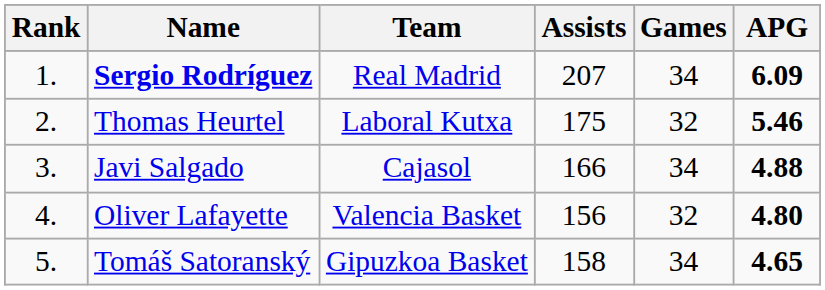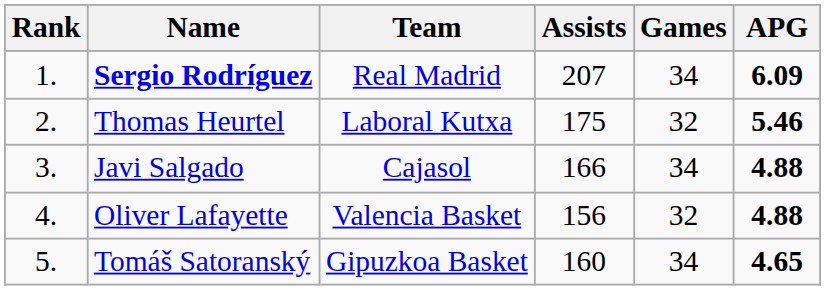(777, 214) 4.80 -> (777, 214) 4.88
(584, 261) 158 -> (584, 261) 160
